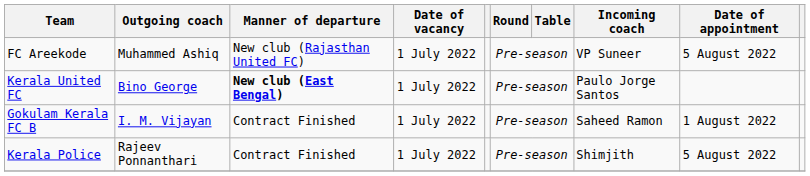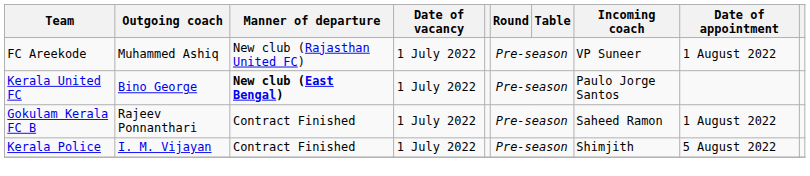(729, 54) 5 August 2022 -> (729, 54) 1 August 2022
(165, 121) I. M. Vijayan -> (158, 121) Rajeev Ponnanthari
(158, 154) Rajeev Ponnanthari -> (165, 147) I. M. Vijayan
